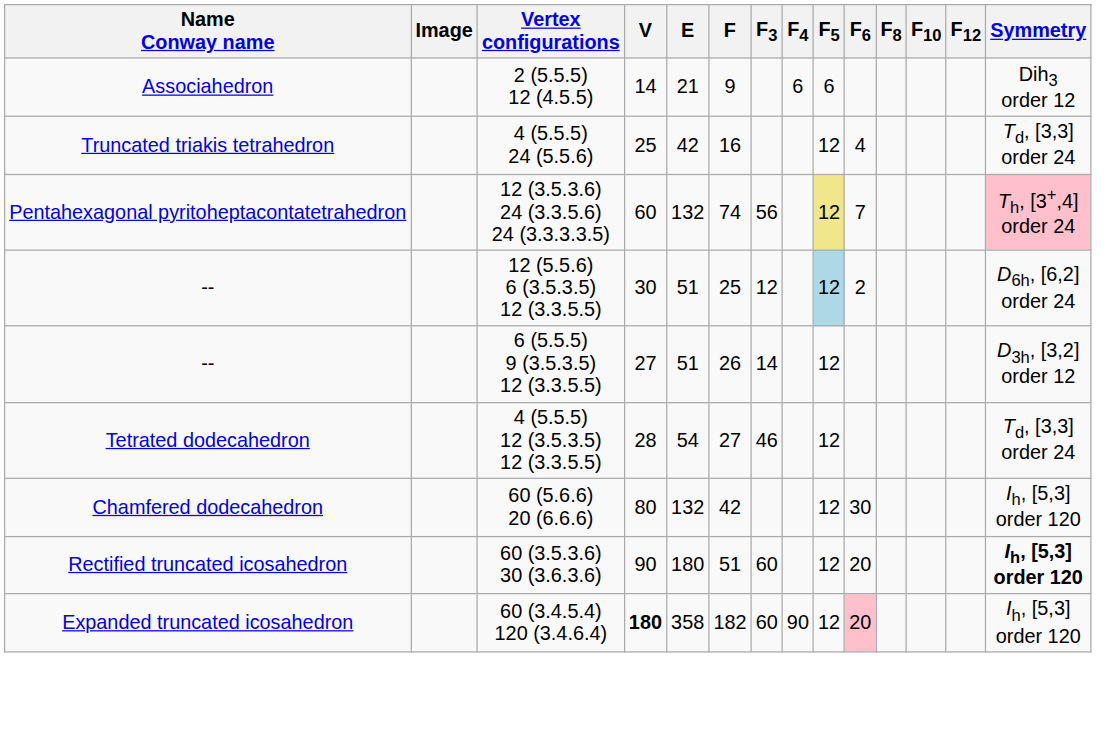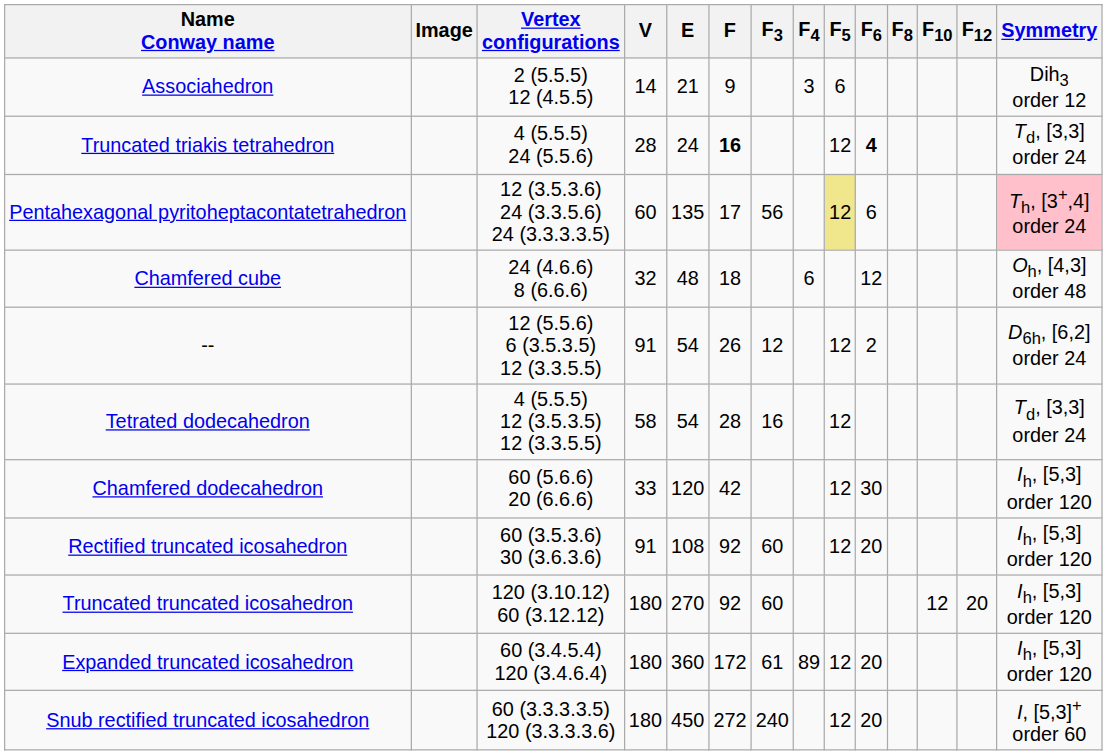(798, 87) 6 -> (809, 87) 3
(645, 144) 25 -> (645, 144) 28
(688, 144) 42 -> (688, 144) 24
(730, 144) normal -> (730, 144) bold
(860, 144) normal -> (871, 144) bold
(688, 211) 132 -> (688, 211) 135
(730, 211) 74 -> (730, 211) 17
(860, 211) 7 -> (871, 211) 6
+ row: (208, 278)
(645, 287) 30 -> (645, 345) 91
(688, 287) 51 -> (688, 345) 54
(730, 287) 25 -> (730, 345) 26
(829, 287) lightblue background -> (840, 345) no background
- row: (208, 364)
(645, 440) 28 -> (645, 421) 58
(730, 440) 27 -> (730, 421) 28
(767, 440) 46 -> (772, 421) 16
(645, 507) 80 -> (645, 488) 33
(688, 507) 132 -> (688, 488) 120
(645, 564) 90 -> (645, 546) 91
(688, 564) 180 -> (688, 546) 108
(730, 564) 51 -> (730, 546) 92
(1038, 564) bold -> (1049, 546) normal
+ row: (208, 604)
(645, 622) bold -> (645, 661) normal
(688, 622) 358 -> (688, 661) 360
(730, 622) 182 -> (730, 661) 172
(767, 622) 60 -> (772, 661) 61
(798, 622) 90 -> (809, 661) 89
(860, 622) pink background -> (871, 661) no background
+ row: (208, 720)
